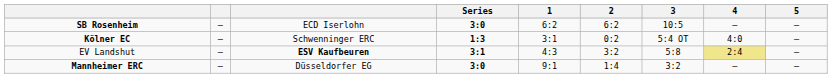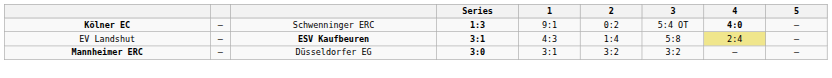- row: (107, 25)
(550, 39) 3:1 -> (550, 25) 9:1
(735, 39) normal -> (735, 25) bold
(611, 53) 3:2 -> (611, 39) 1:4
(550, 66) 9:1 -> (550, 53) 3:1
(611, 66) 1:4 -> (611, 53) 3:2
